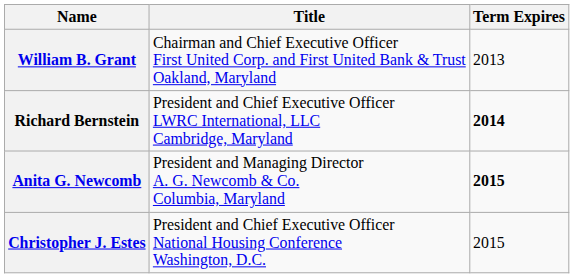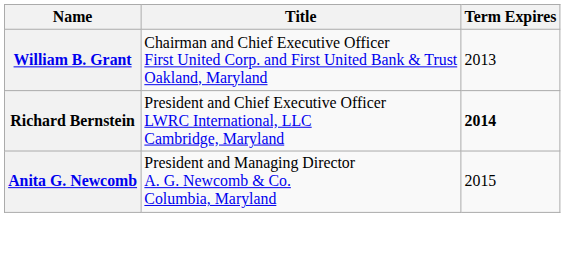(489, 181) bold -> (480, 181) normal
- row: (77, 242)
